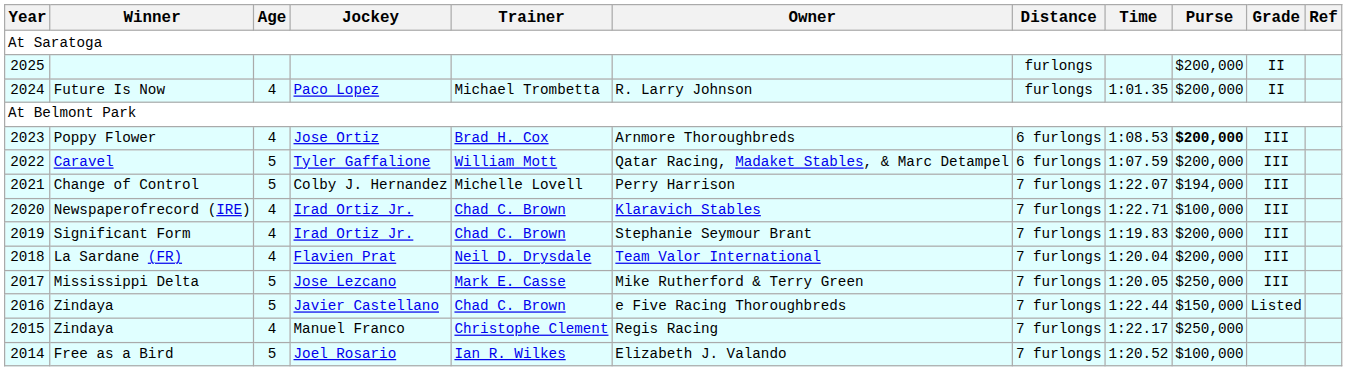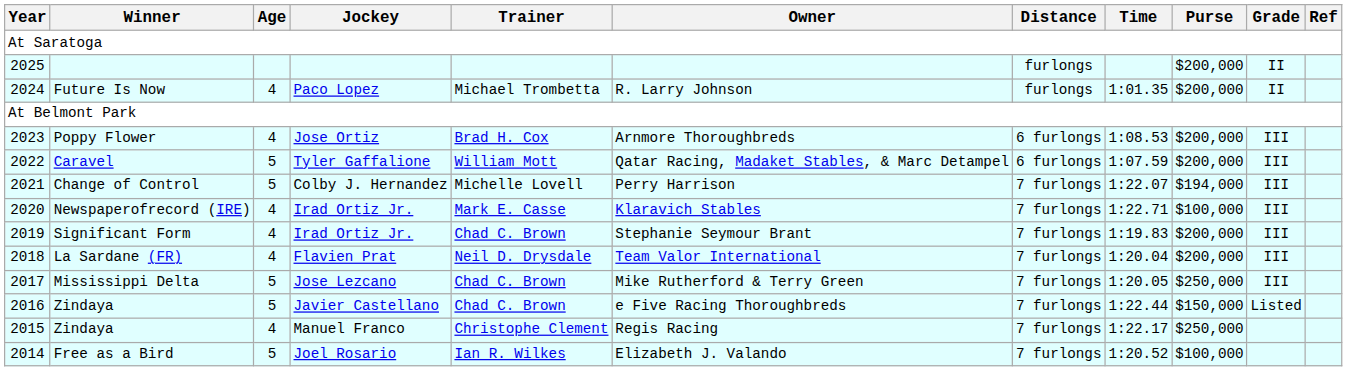(1209, 138) bold -> (1209, 138) normal
(510, 210) Chad C. Brown -> (510, 210) Mark E. Casse
(510, 282) Mark E. Casse -> (510, 282) Chad C. Brown
